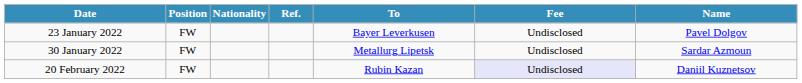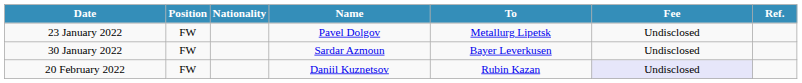columns swapped: (716, 14) <-> (291, 14)
(394, 32) Bayer Leverkusen -> (511, 32) Metallurg Lipetsk
(394, 51) Metallurg Lipetsk -> (511, 51) Bayer Leverkusen
